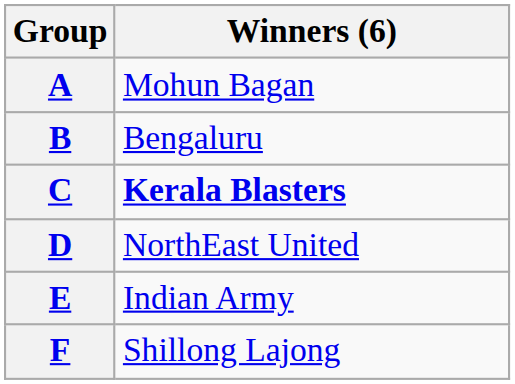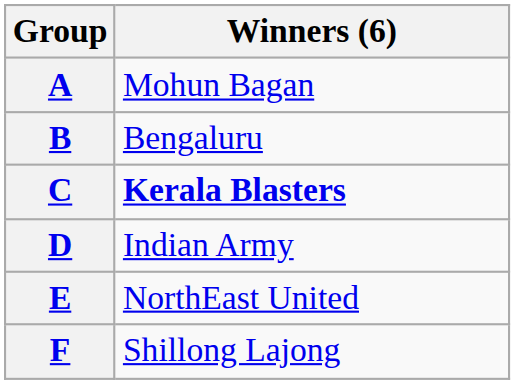(241, 244) NorthEast United -> (208, 244) Indian Army
(208, 297) Indian Army -> (241, 297) NorthEast United
